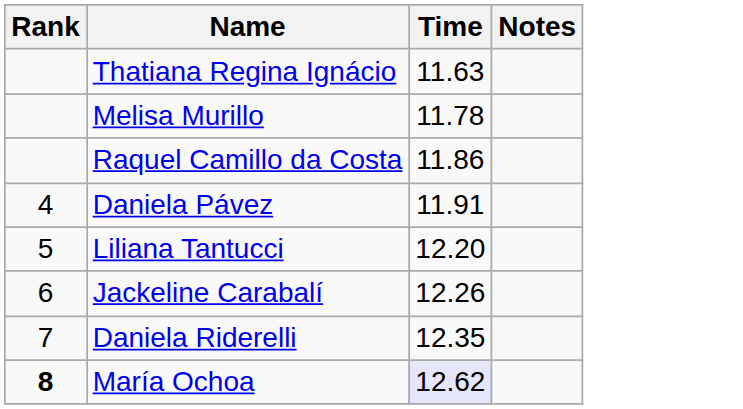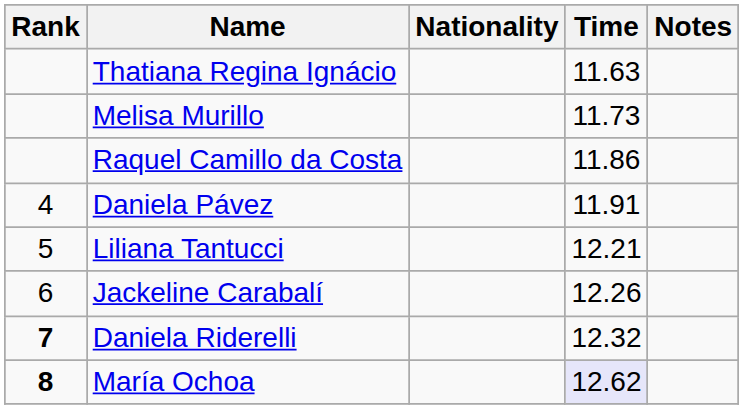+ column: (487, 26)
(450, 115) 11.78 -> (606, 115) 11.73
(450, 248) 12.20 -> (606, 248) 12.21
(46, 337) normal -> (46, 337) bold
(450, 337) 12.35 -> (606, 337) 12.32
